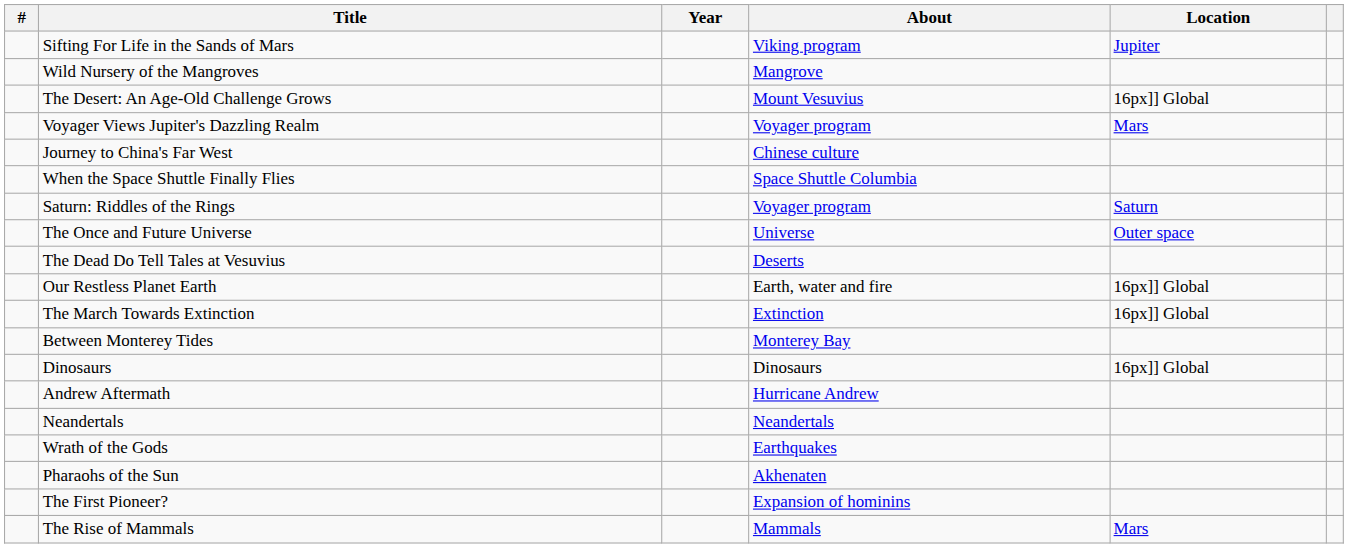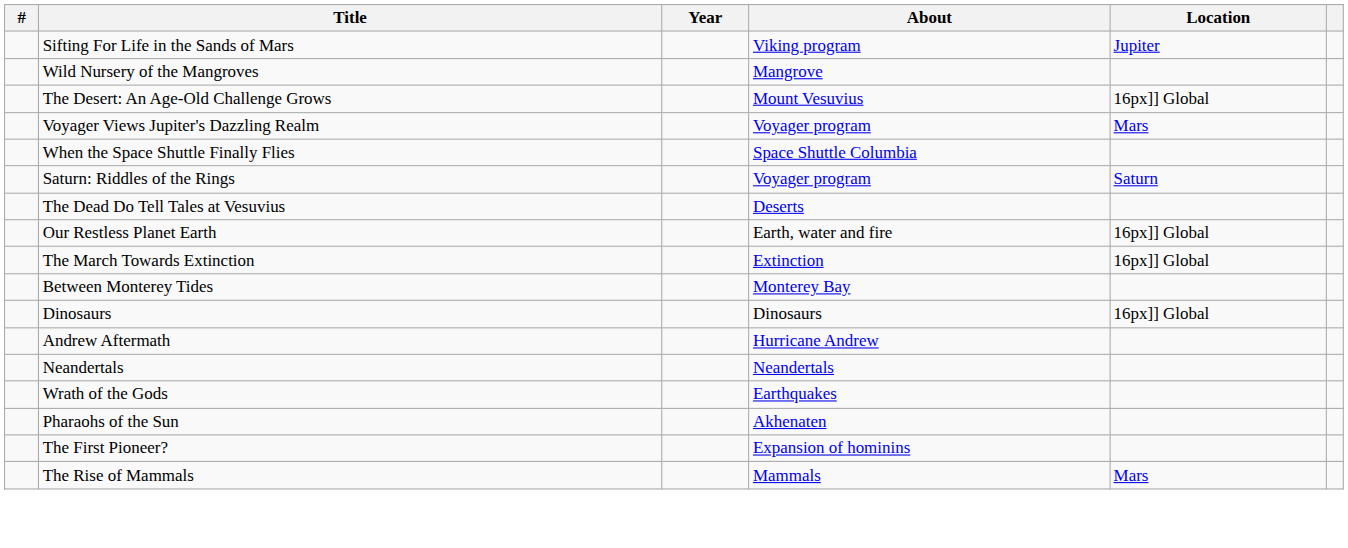- row: (138, 152)
- row: (147, 233)
